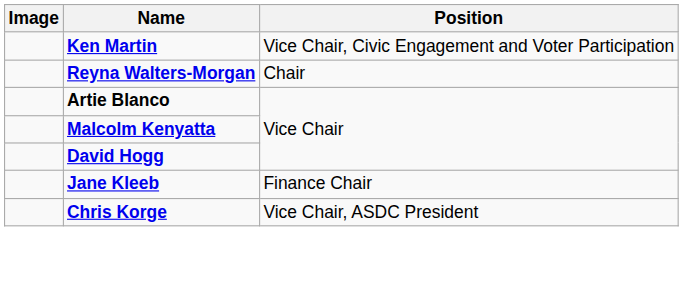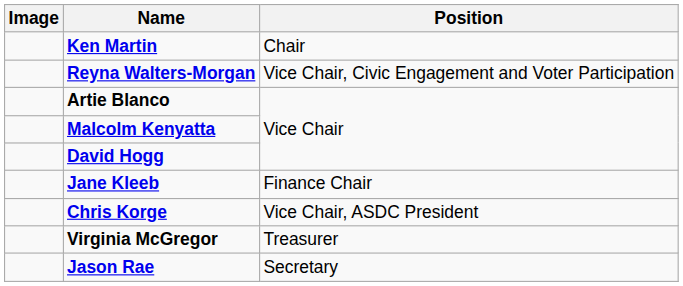(469, 45) Vice Chair, Civic Engagement and Voter Participation -> (284, 45) Chair
(284, 73) Chair -> (469, 73) Vice Chair, Civic Engagement and Voter Participation
+ row: (142, 239)
+ row: (111, 267)
